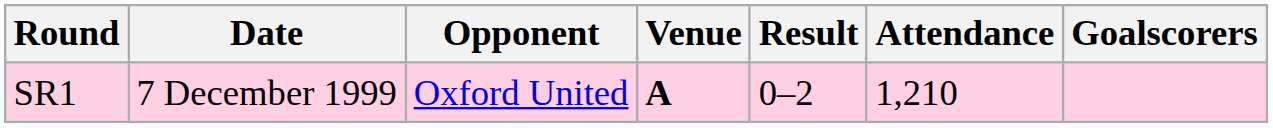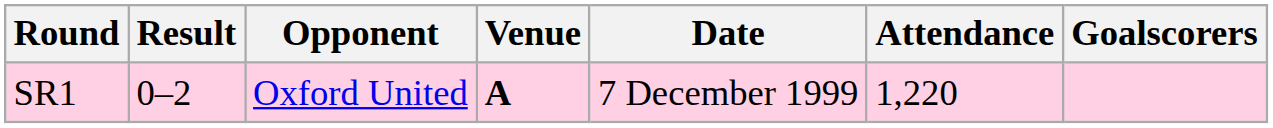columns swapped: (267, 33) <-> (809, 33)
(916, 91) 1,210 -> (916, 91) 1,220
